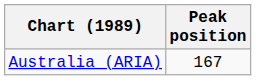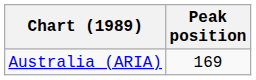(208, 62) 167 -> (208, 62) 169
